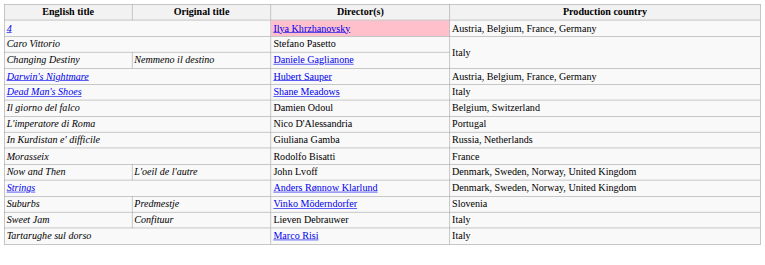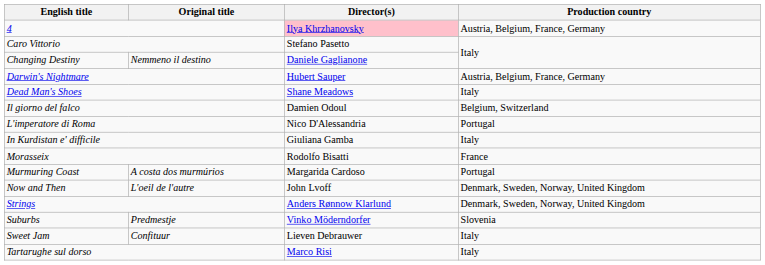(492, 140) Russia, Netherlands -> (470, 140) Italy
+ row: (43, 172)
